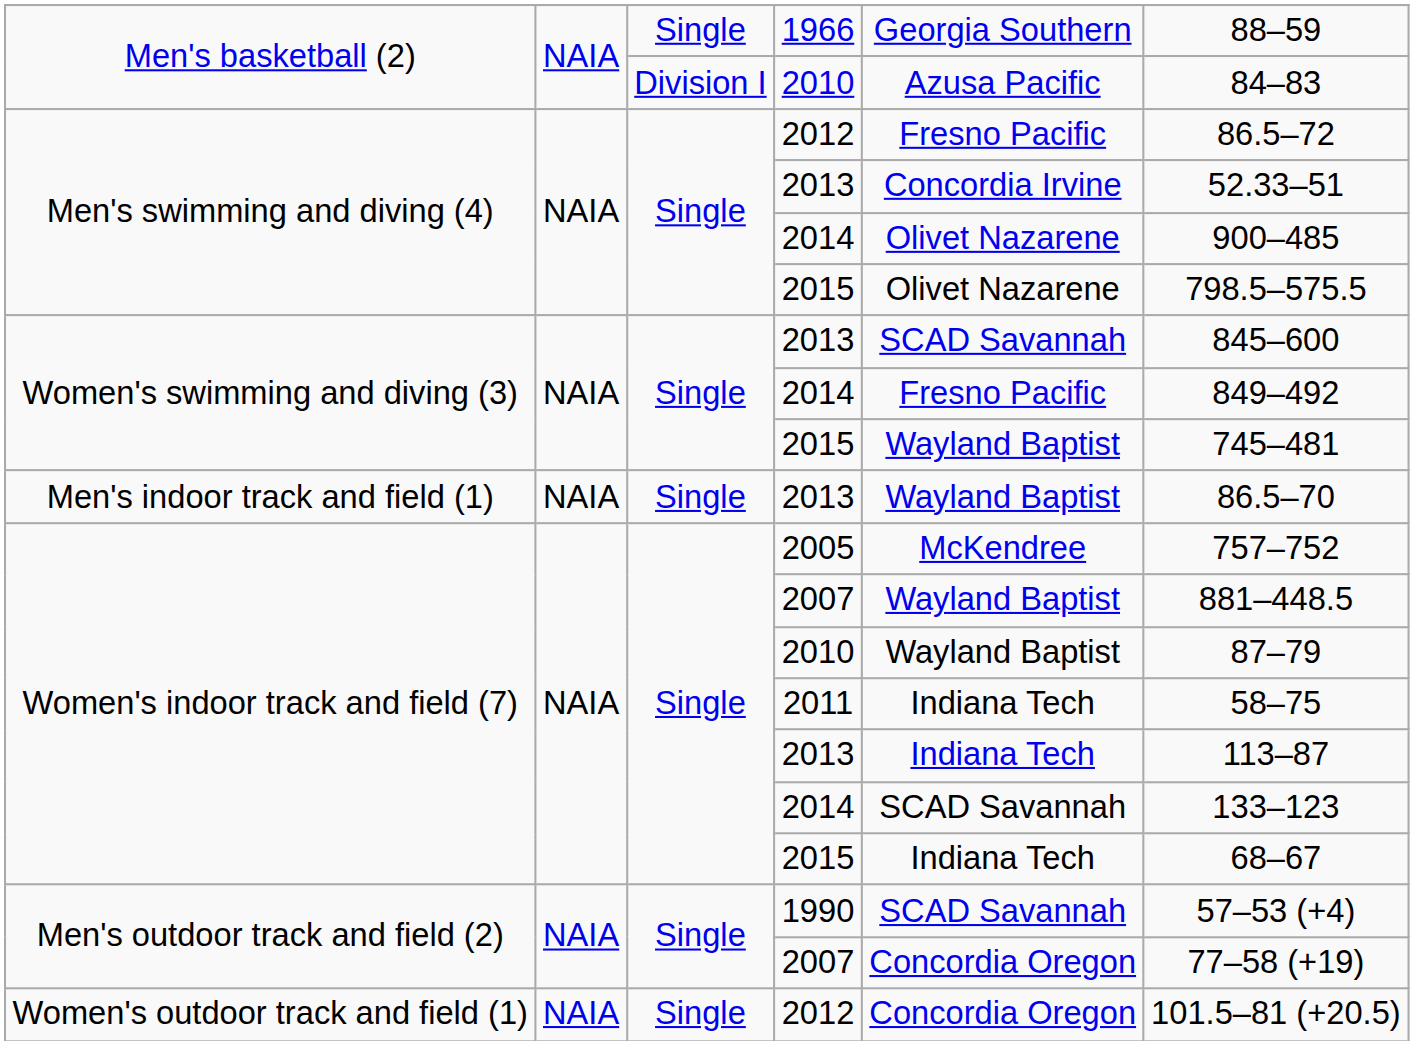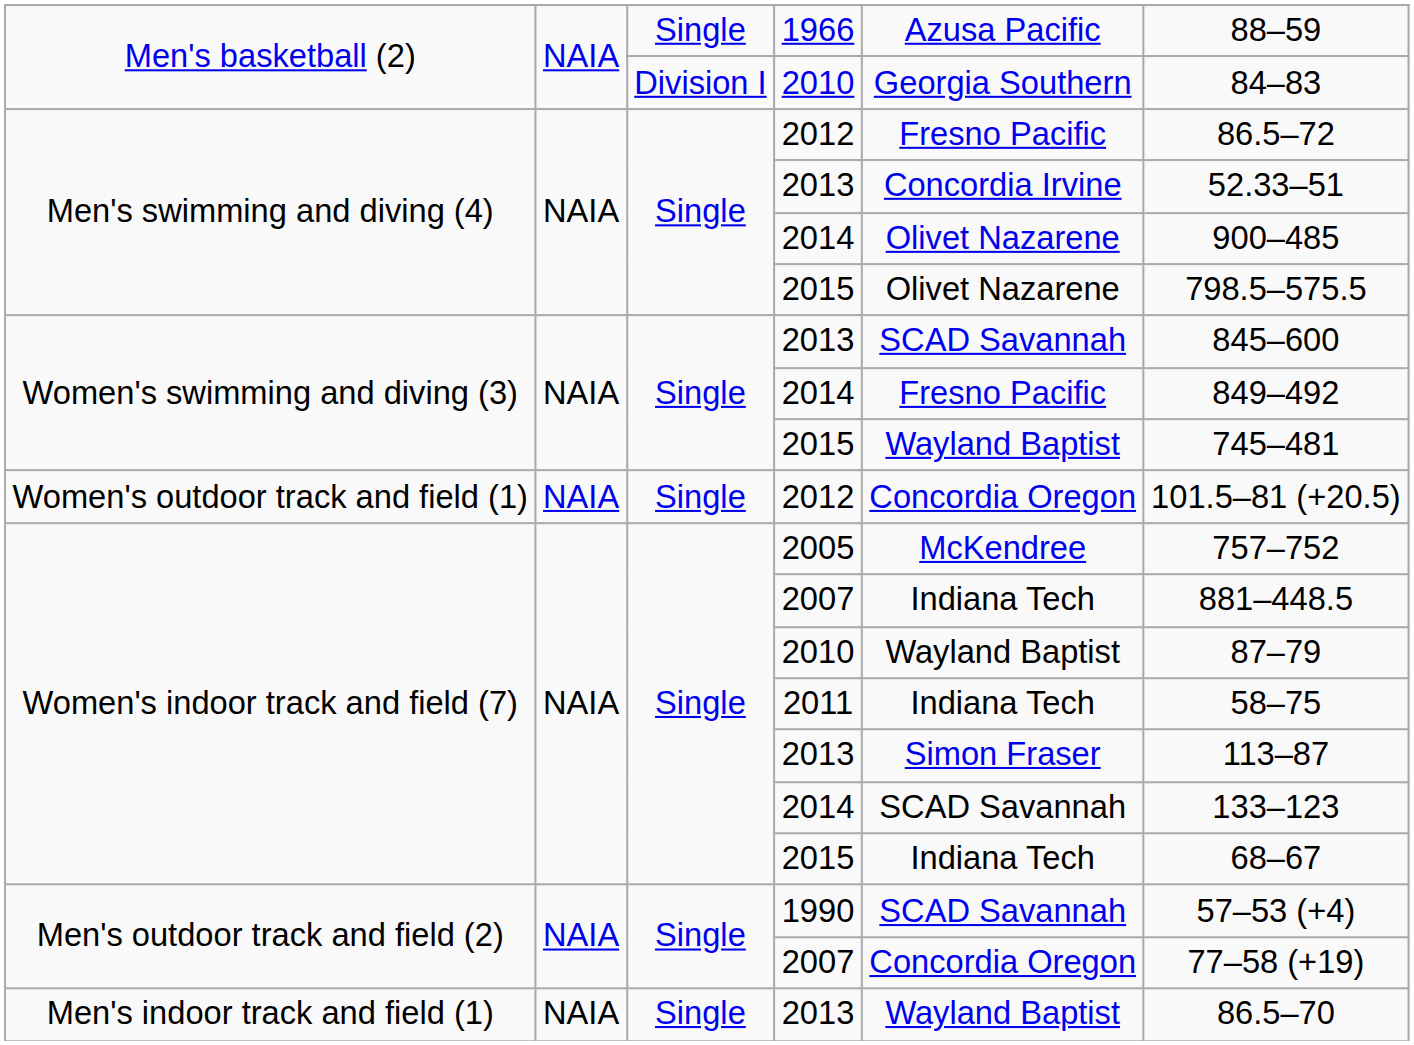(1003, 30) Georgia Southern -> (1003, 30) Azusa Pacific
(1003, 82) Azusa Pacific -> (1003, 82) Georgia Southern
rows swapped: (270, 496) <-> (270, 1013)
(1003, 599) Wayland Baptist -> (1003, 599) Indiana Tech
(1003, 755) Indiana Tech -> (1003, 755) Simon Fraser
